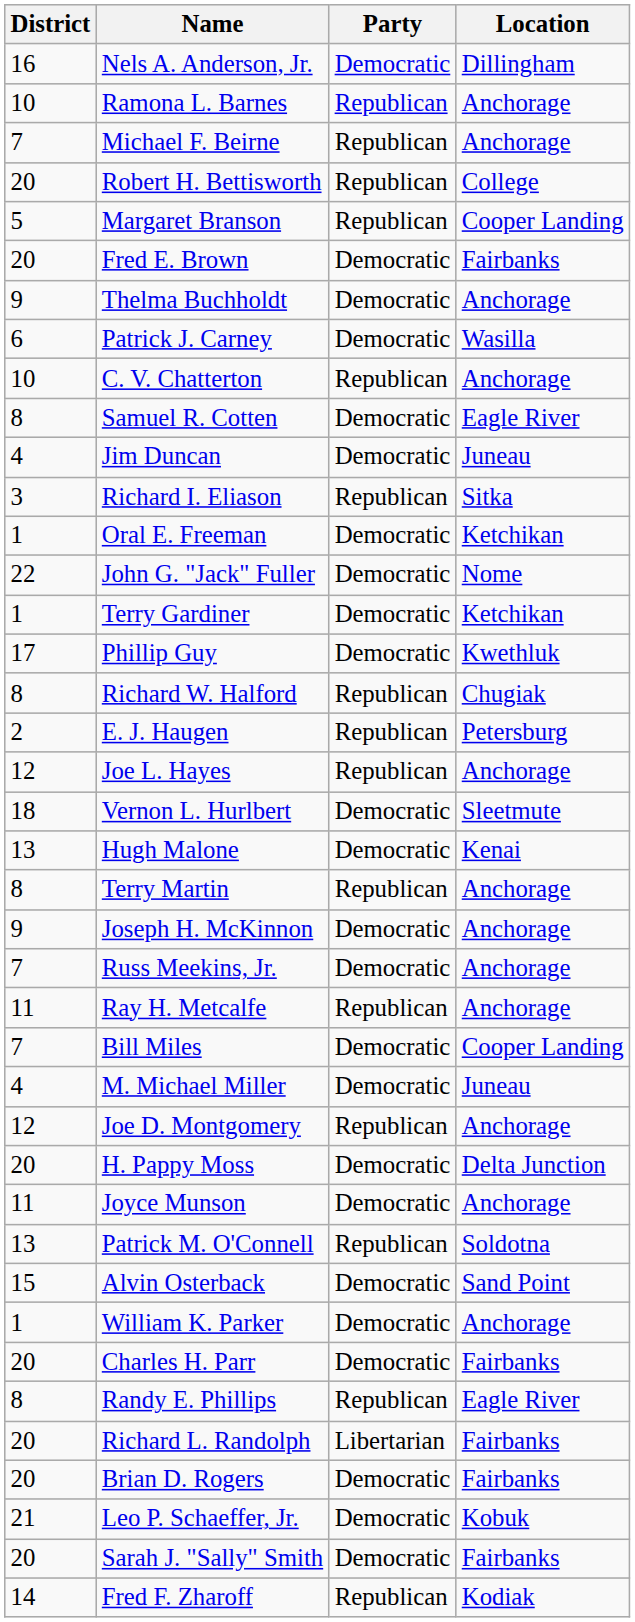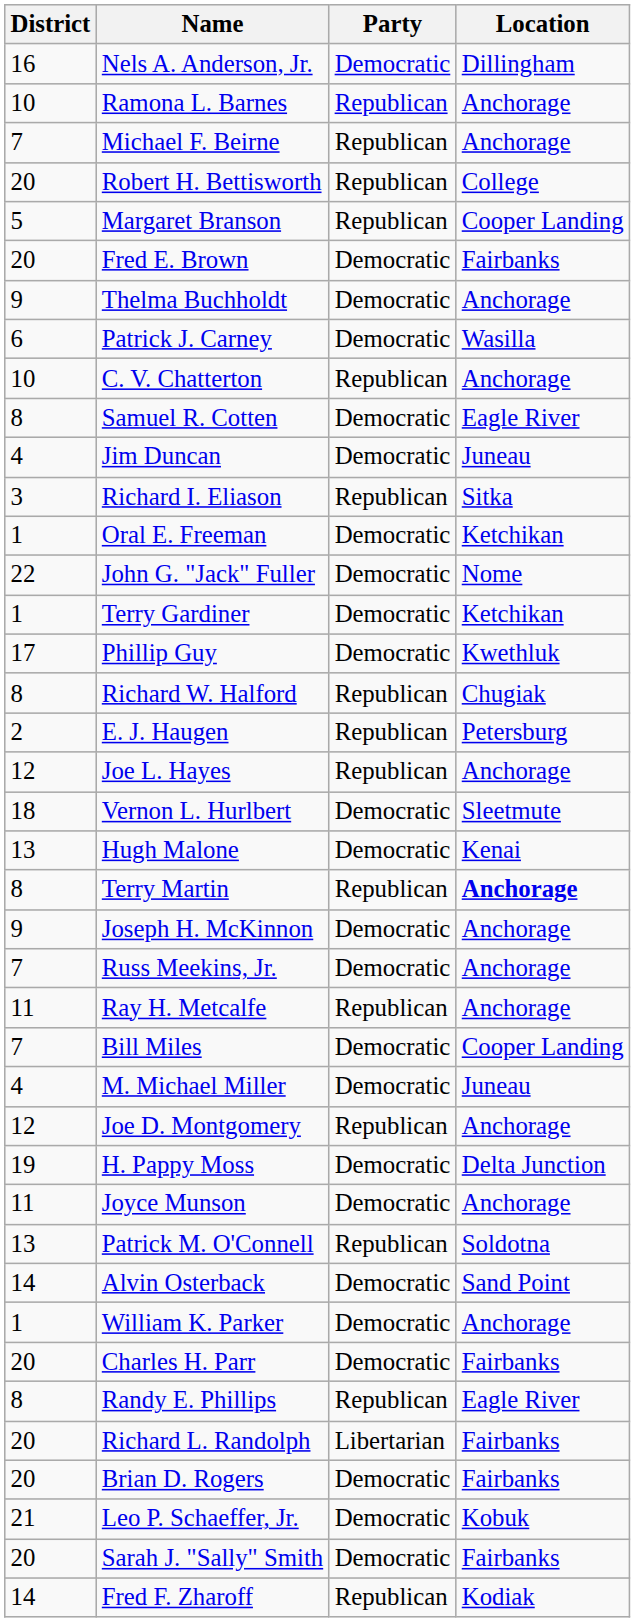(516, 889) normal -> (520, 889) bold
(23, 1164) 20 -> (23, 1164) 19
(23, 1282) 15 -> (23, 1282) 14
